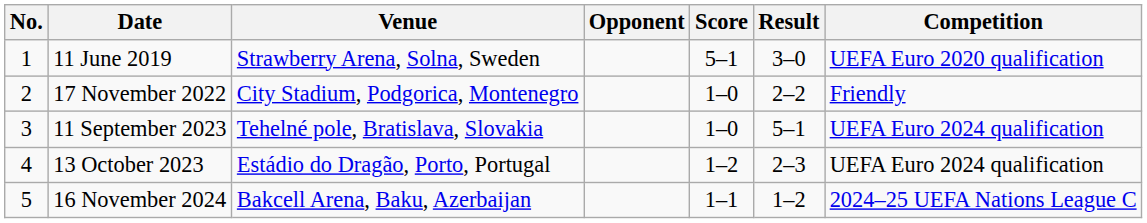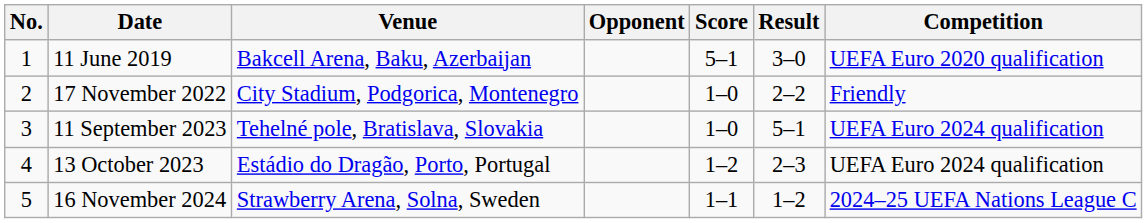(388, 57) Strawberry Arena, Solna, Sweden -> (384, 57) Bakcell Arena, Baku, Azerbaijan
(384, 199) Bakcell Arena, Baku, Azerbaijan -> (388, 199) Strawberry Arena, Solna, Sweden
